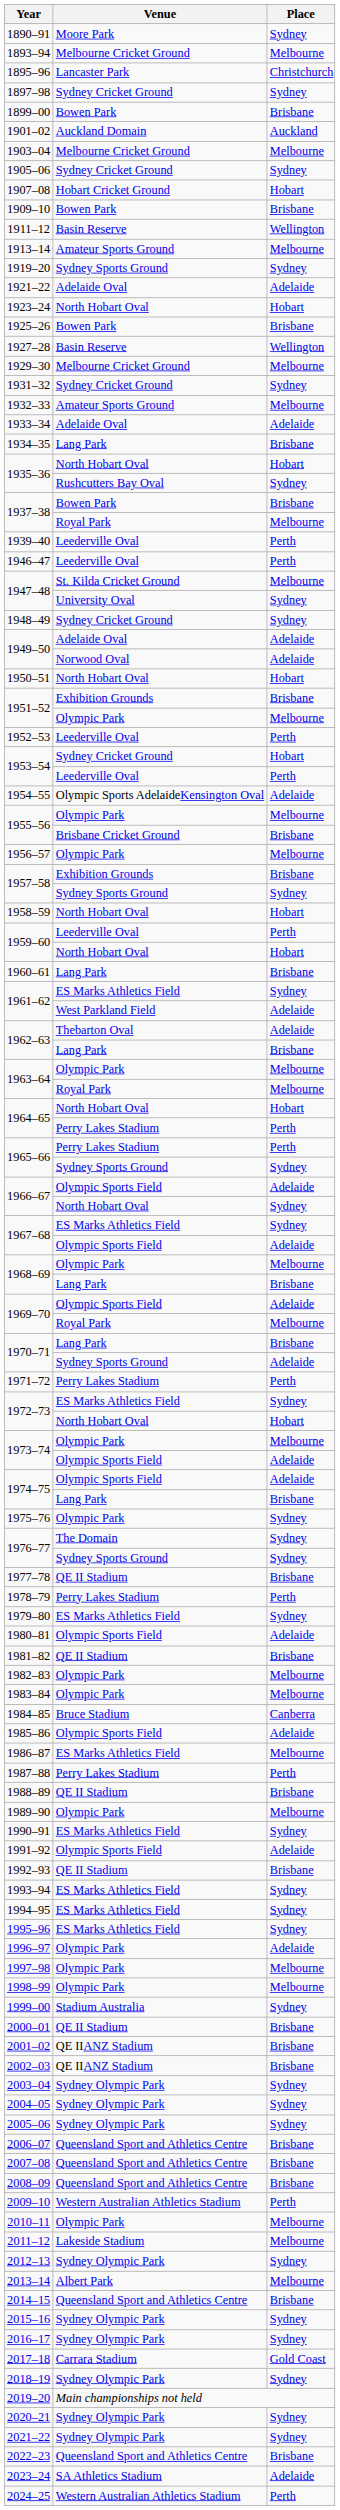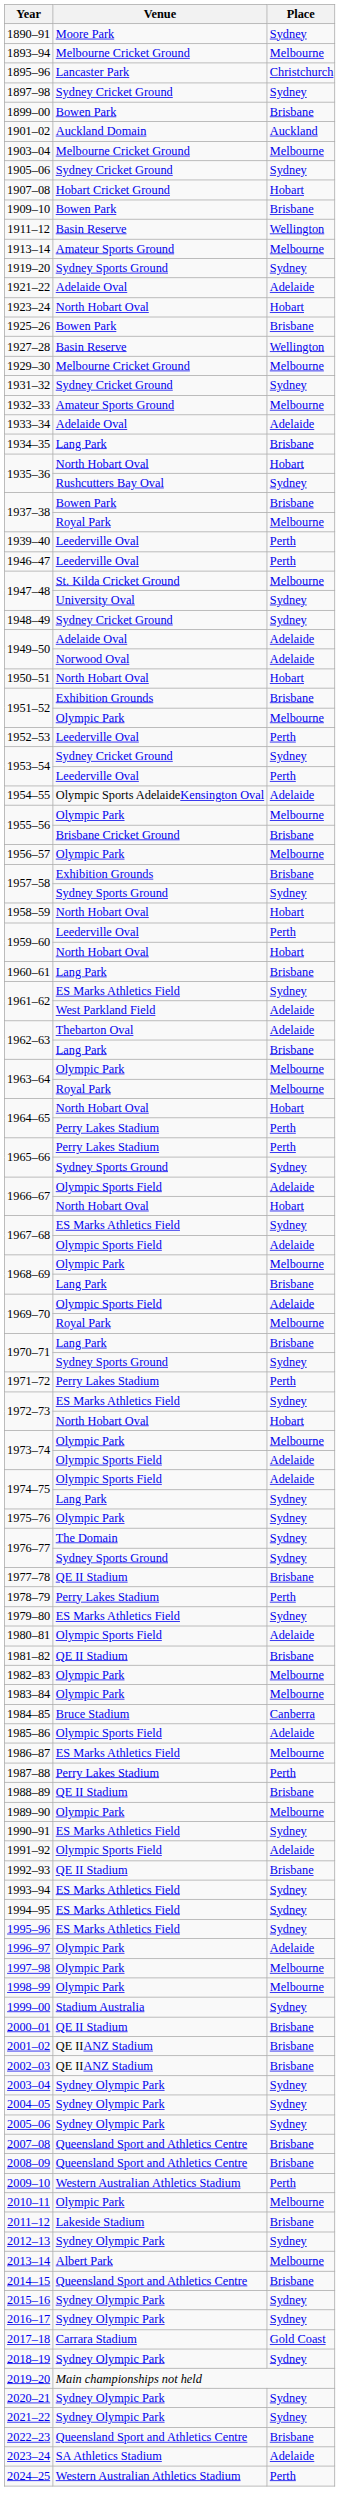(287, 756) Hobart -> (288, 756) Sydney
(288, 1206) Sydney -> (287, 1206) Hobart
(292, 1362) Adelaide -> (288, 1362) Sydney
(292, 1499) Brisbane -> (288, 1499) Sydney
- row: (29, 2143)
(297, 2241) Melbourne -> (292, 2222) Brisbane
